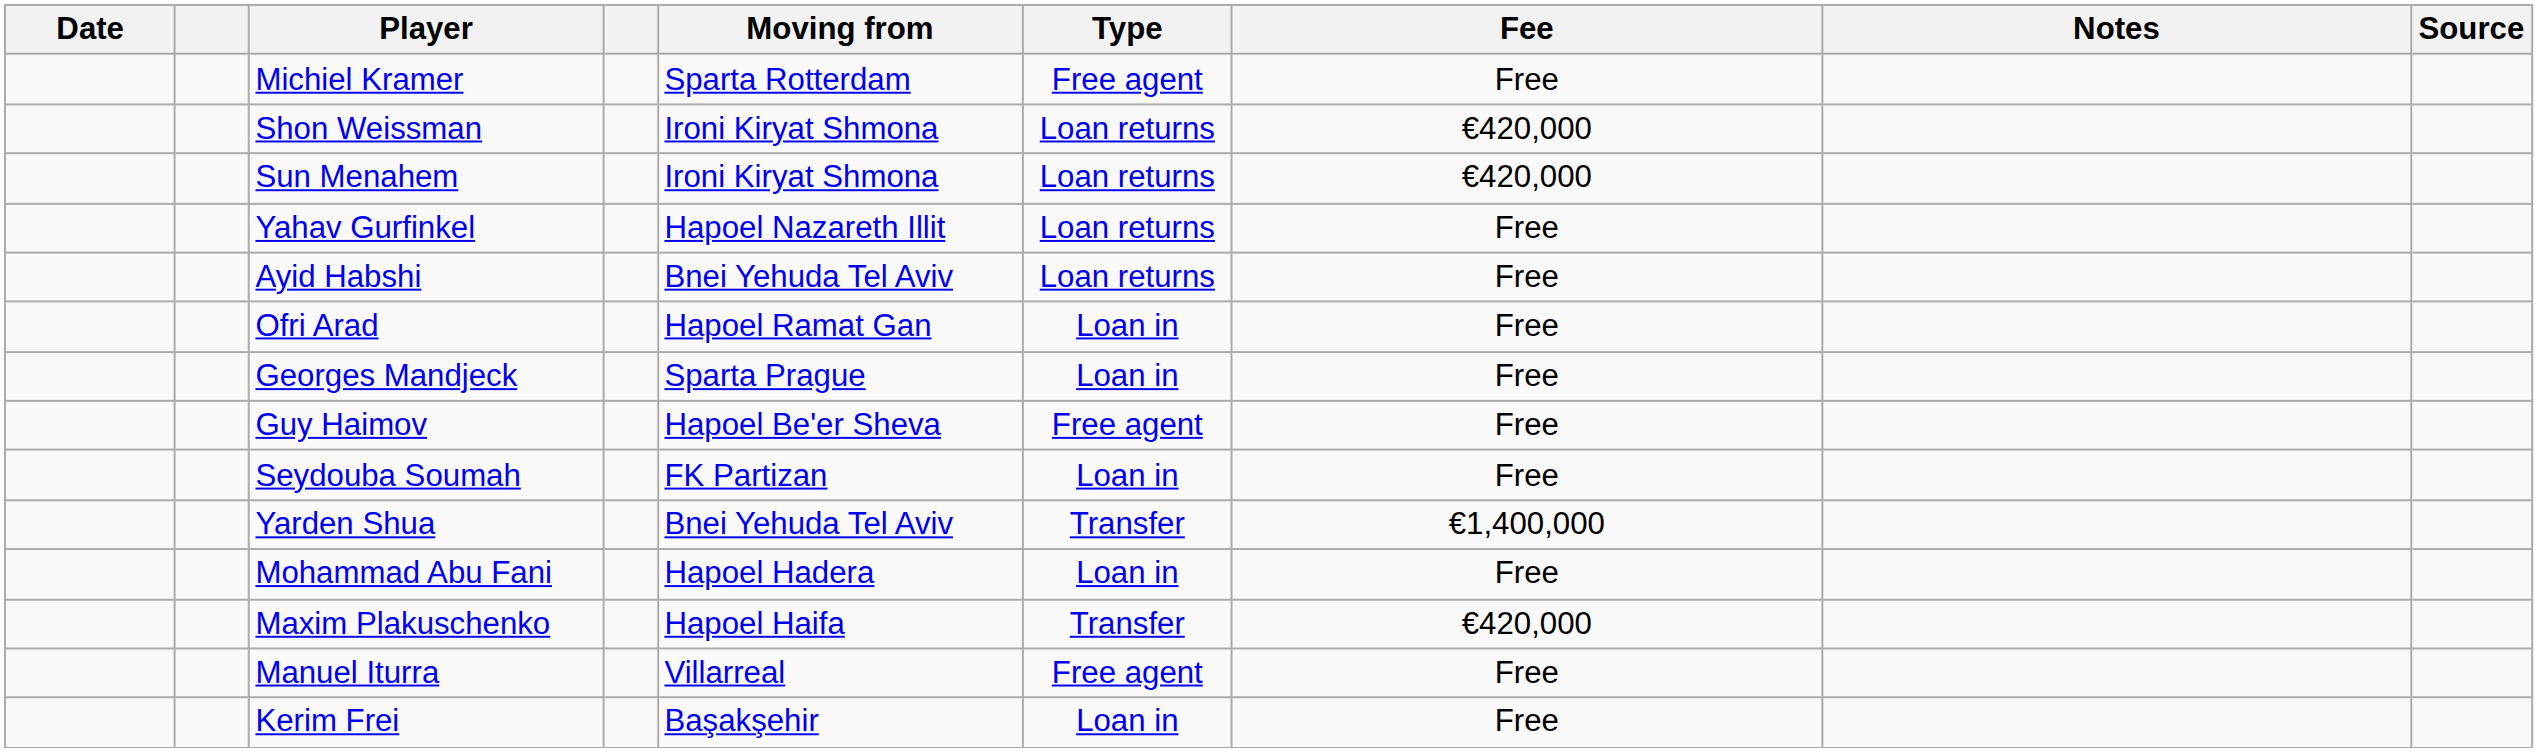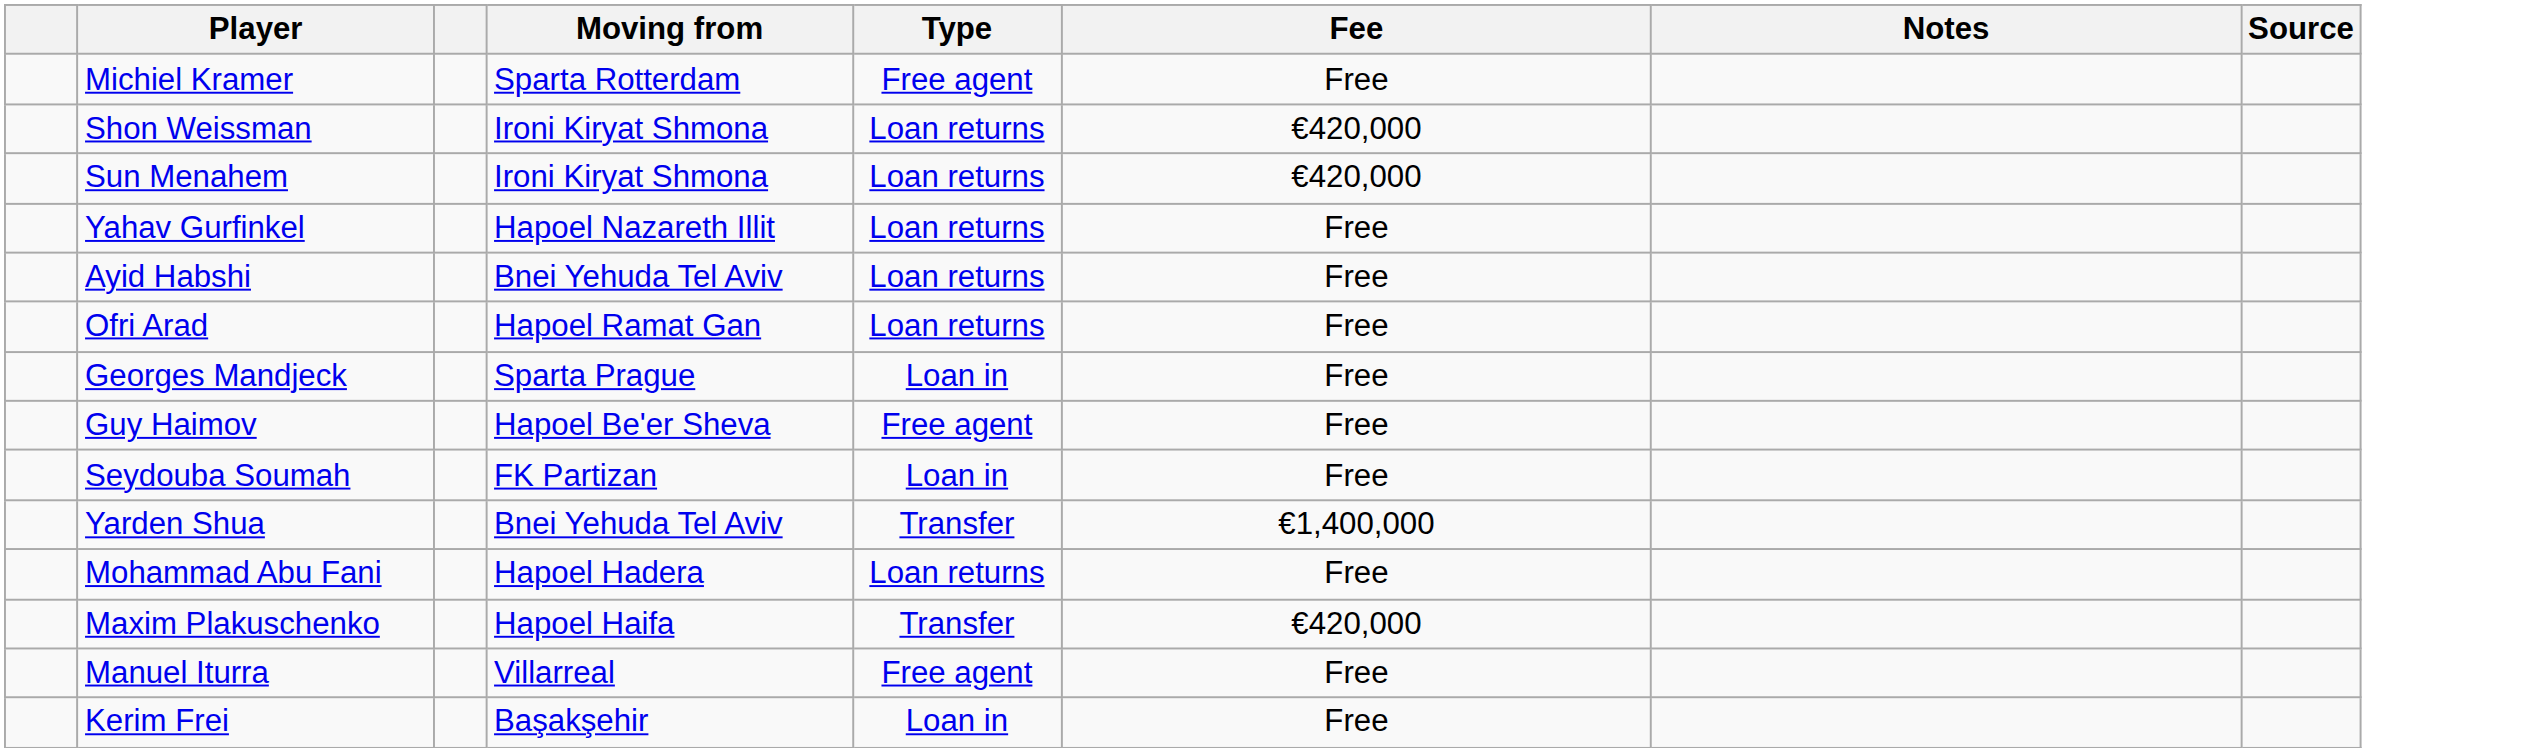- column: (90, 29)
(1127, 326) Loan in -> (957, 326) Loan returns
(1127, 573) Loan in -> (957, 573) Loan returns
